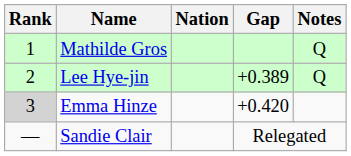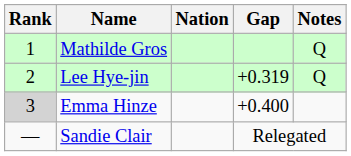(263, 77) +0.389 -> (263, 77) +0.319
(263, 106) +0.420 -> (263, 106) +0.400
